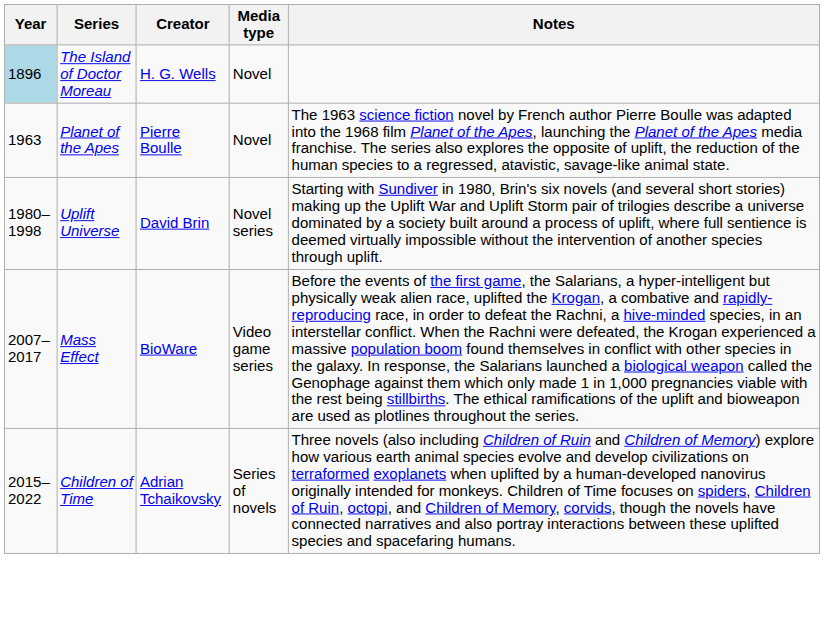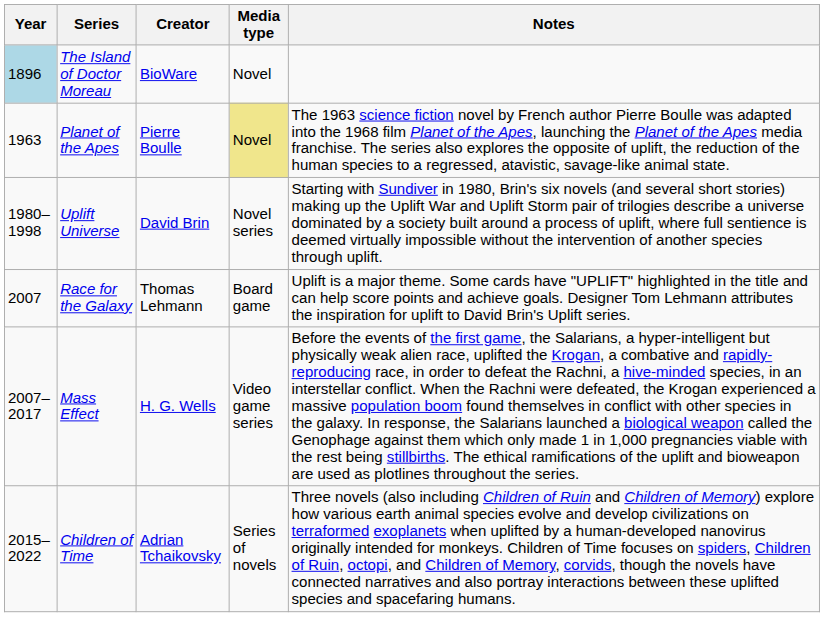(178, 74) H. G. Wells -> (168, 74) BioWare
(252, 140) no background -> (252, 140) khaki background
+ row: (96, 297)
(168, 348) BioWare -> (178, 406) H. G. Wells
